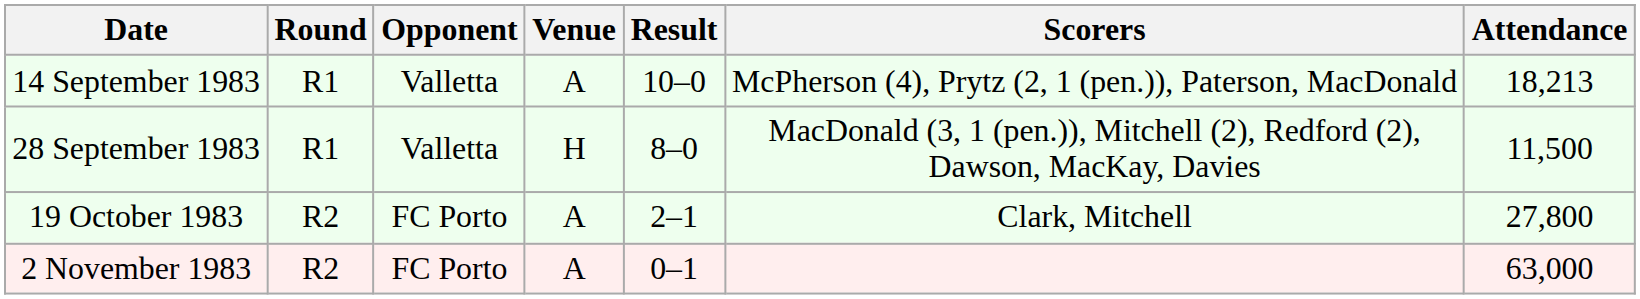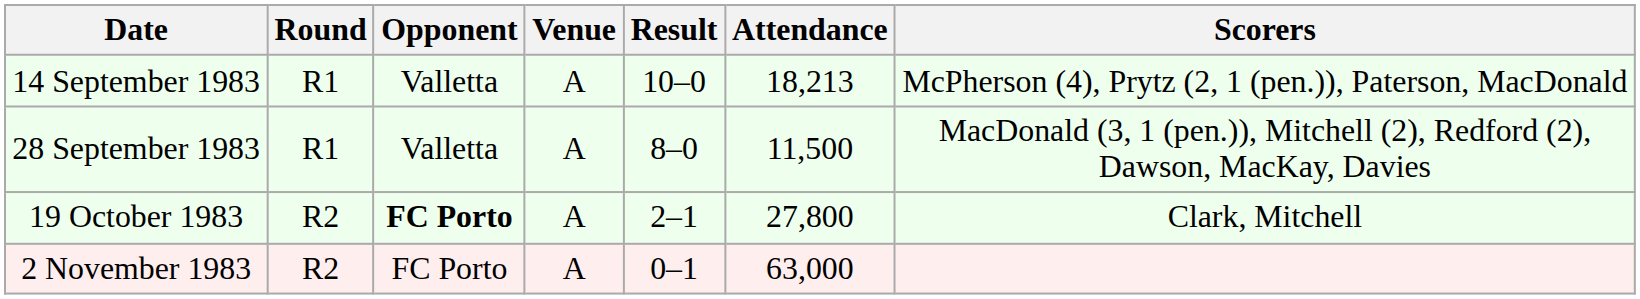columns swapped: (1550, 29) <-> (1095, 29)
(574, 148) H -> (574, 148) A
(449, 217) normal -> (449, 217) bold
